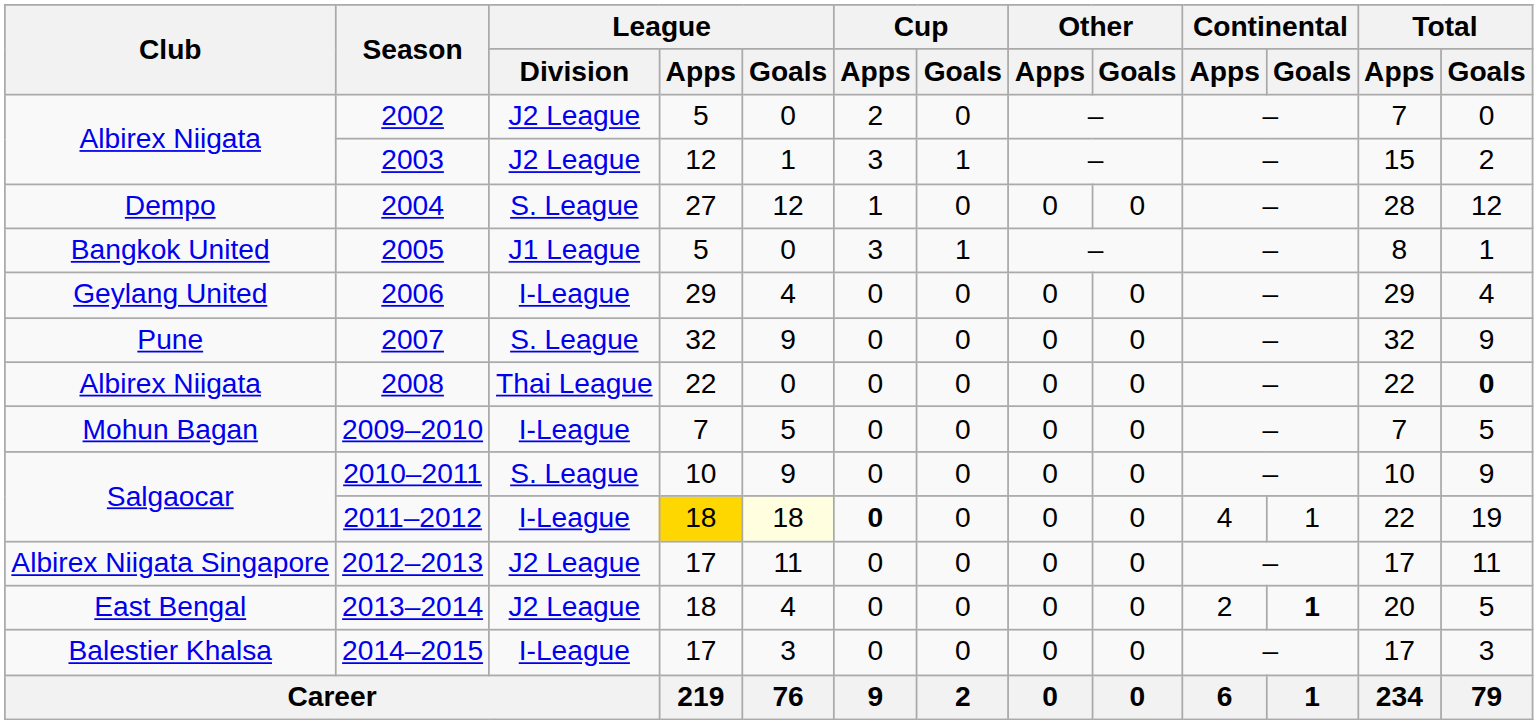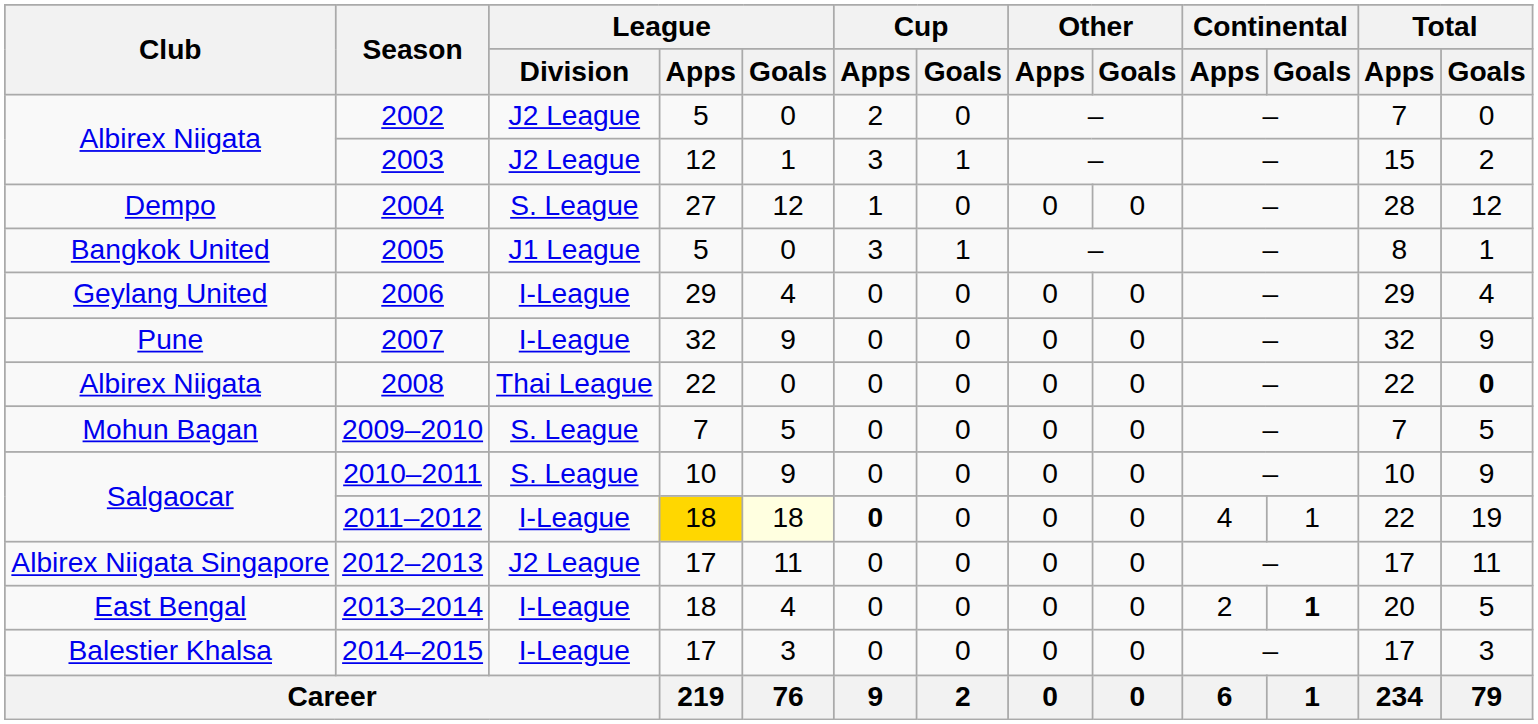(574, 339) S. League -> (574, 339) I-League
(574, 428) I-League -> (574, 428) S. League
(574, 607) J2 League -> (574, 607) I-League
